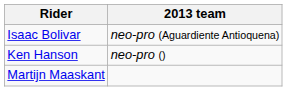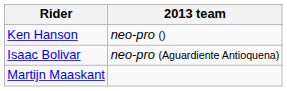rows swapped: (44, 34) <-> (43, 55)
